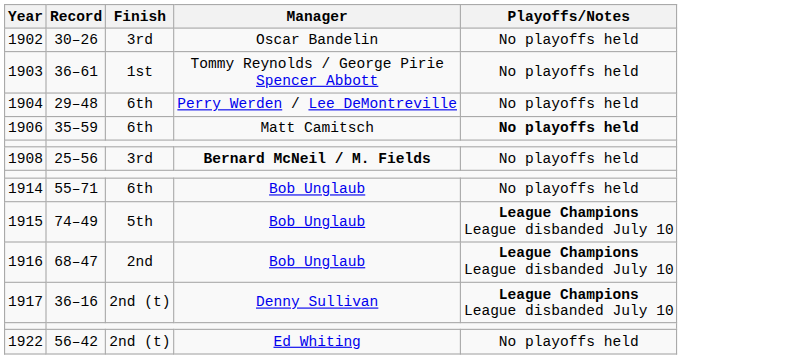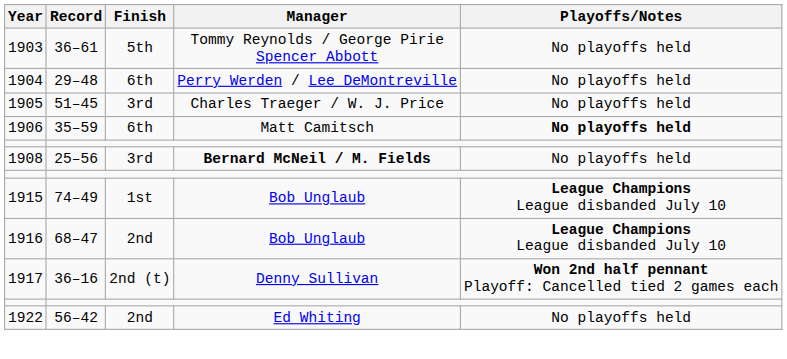- row: (26, 40)
(140, 72) 1st -> (140, 49) 5th
+ row: (26, 104)
- row: (26, 189)
(140, 222) 5th -> (140, 198) 1st
(569, 303) League Champions League disbanded July 10 -> (621, 279) Won 2nd half pennant Playoff: Cancelled tied 2 games each
(140, 342) 2nd (t) -> (140, 318) 2nd
